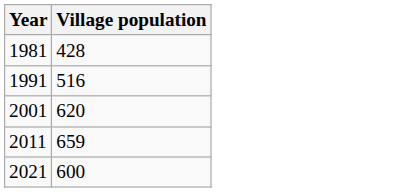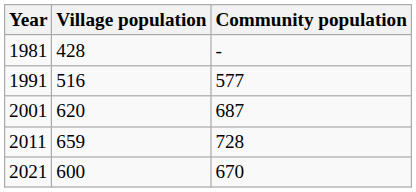+ column: (311, 19)
